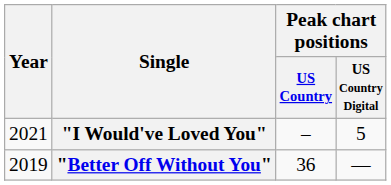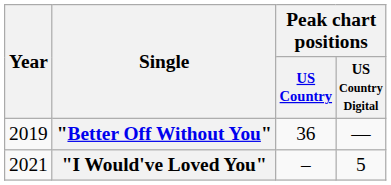rows swapped: (164, 164) <-> (164, 133)
